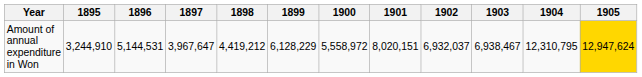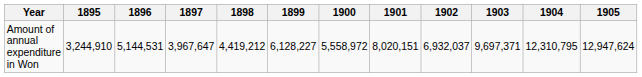(293, 46) 6,128,229 -> (293, 46) 6,128,227
(498, 46) 6,938,467 -> (498, 46) 9,697,371
(608, 46) gold background -> (608, 46) no background
